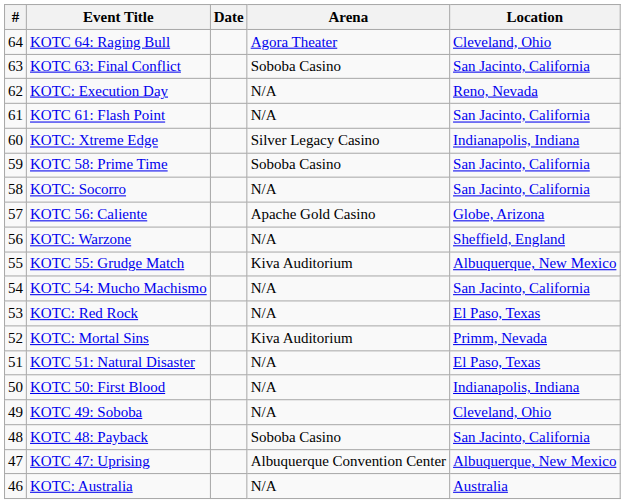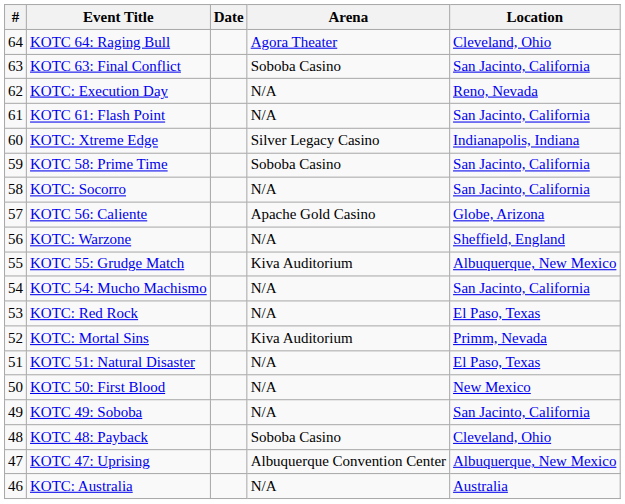(516, 387) Indianapolis, Indiana -> (492, 387) New Mexico
(502, 412) Cleveland, Ohio -> (521, 412) San Jacinto, California
(521, 437) San Jacinto, California -> (502, 437) Cleveland, Ohio
